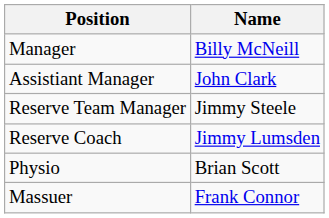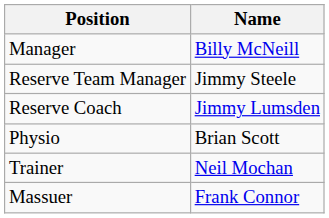- row: (81, 78)
+ row: (36, 167)
